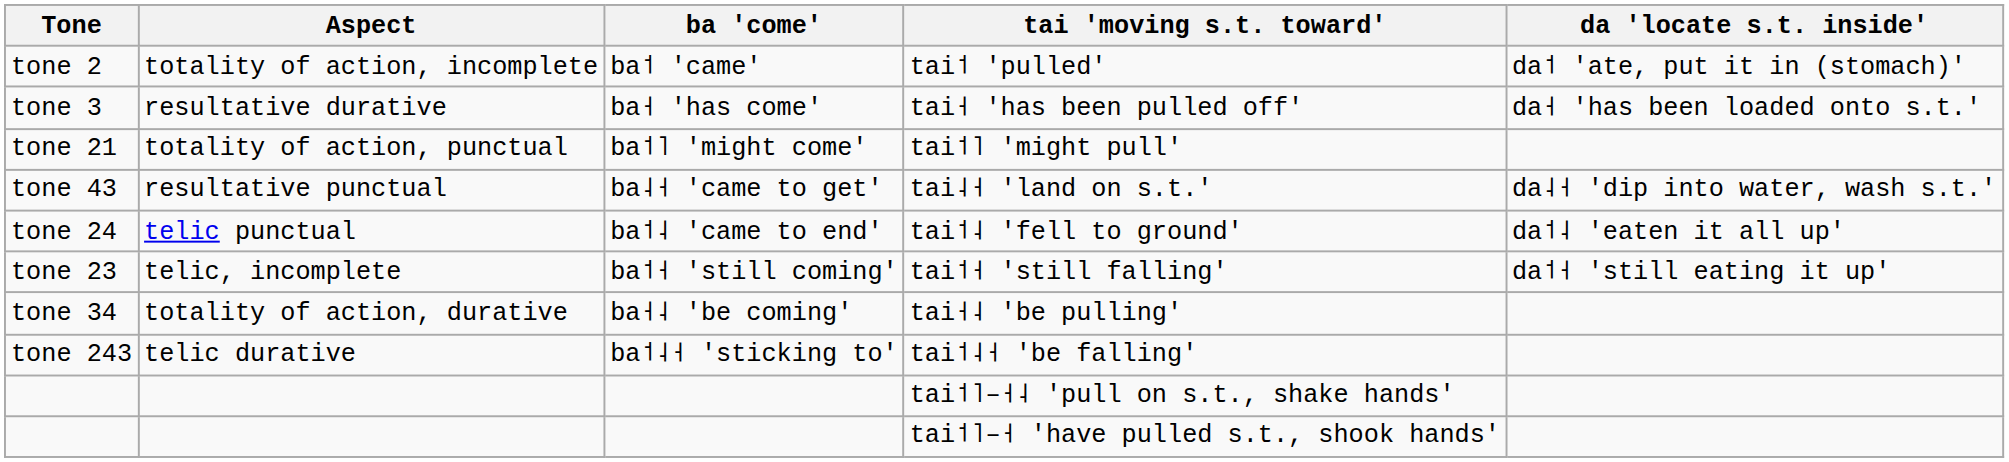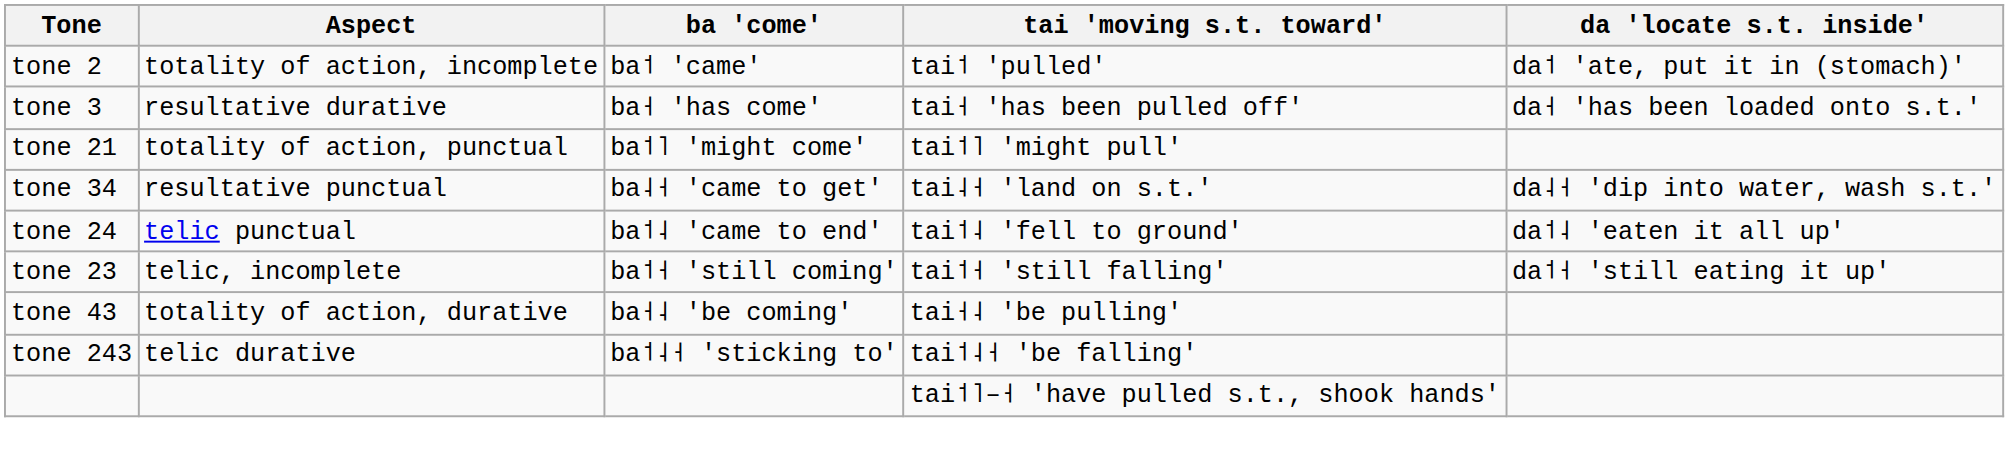(64, 190) tone 43 -> (64, 190) tone 34
(64, 313) tone 34 -> (64, 313) tone 43
- row: (1182, 395)
